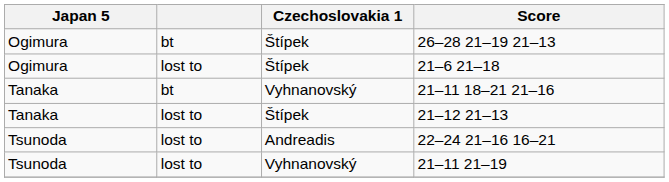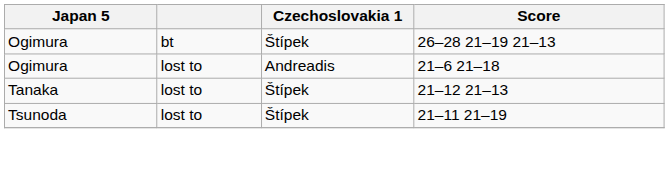(287, 66) Štípek -> (300, 66) Andreadis
- row: (486, 90)
- row: (487, 139)
(311, 164) Vyhnanovský -> (287, 115) Štípek
